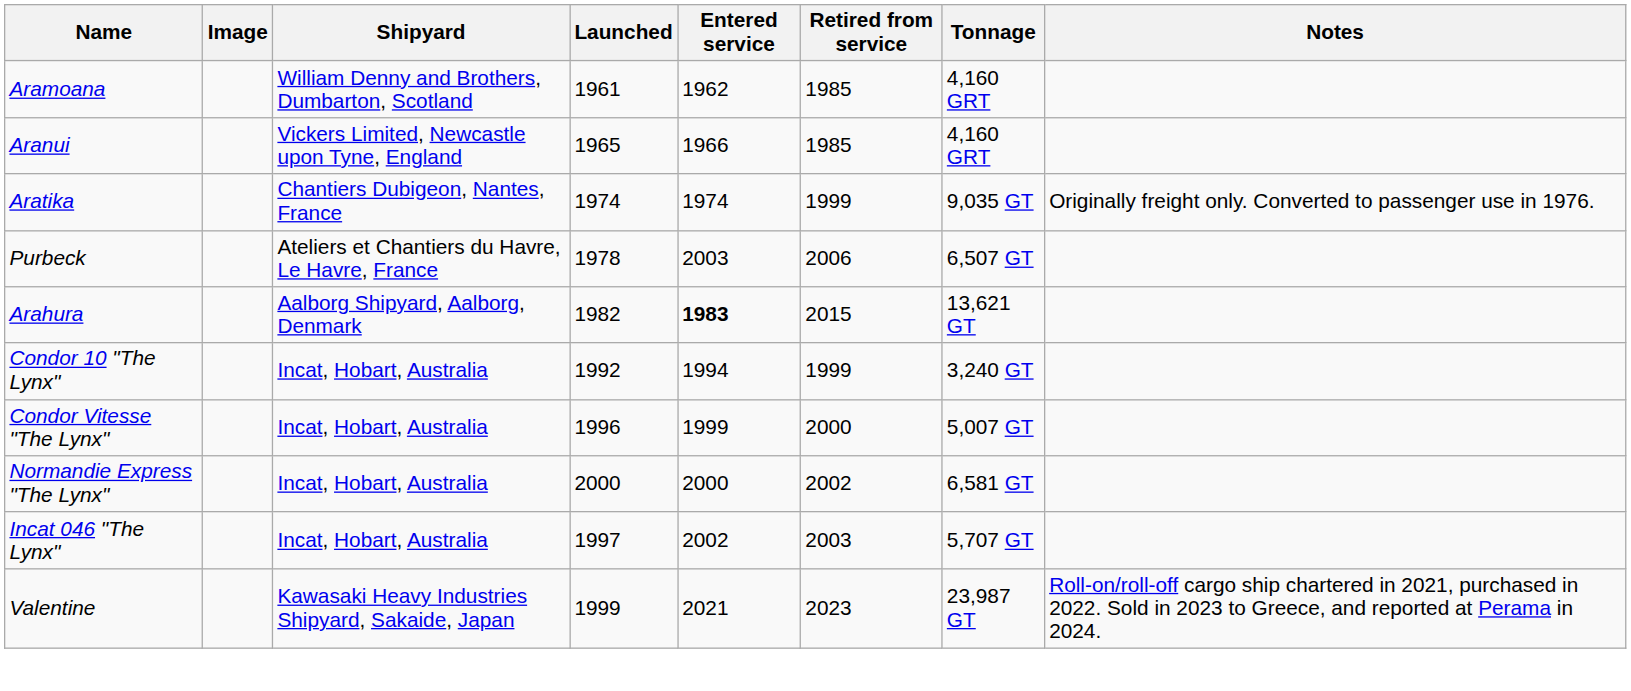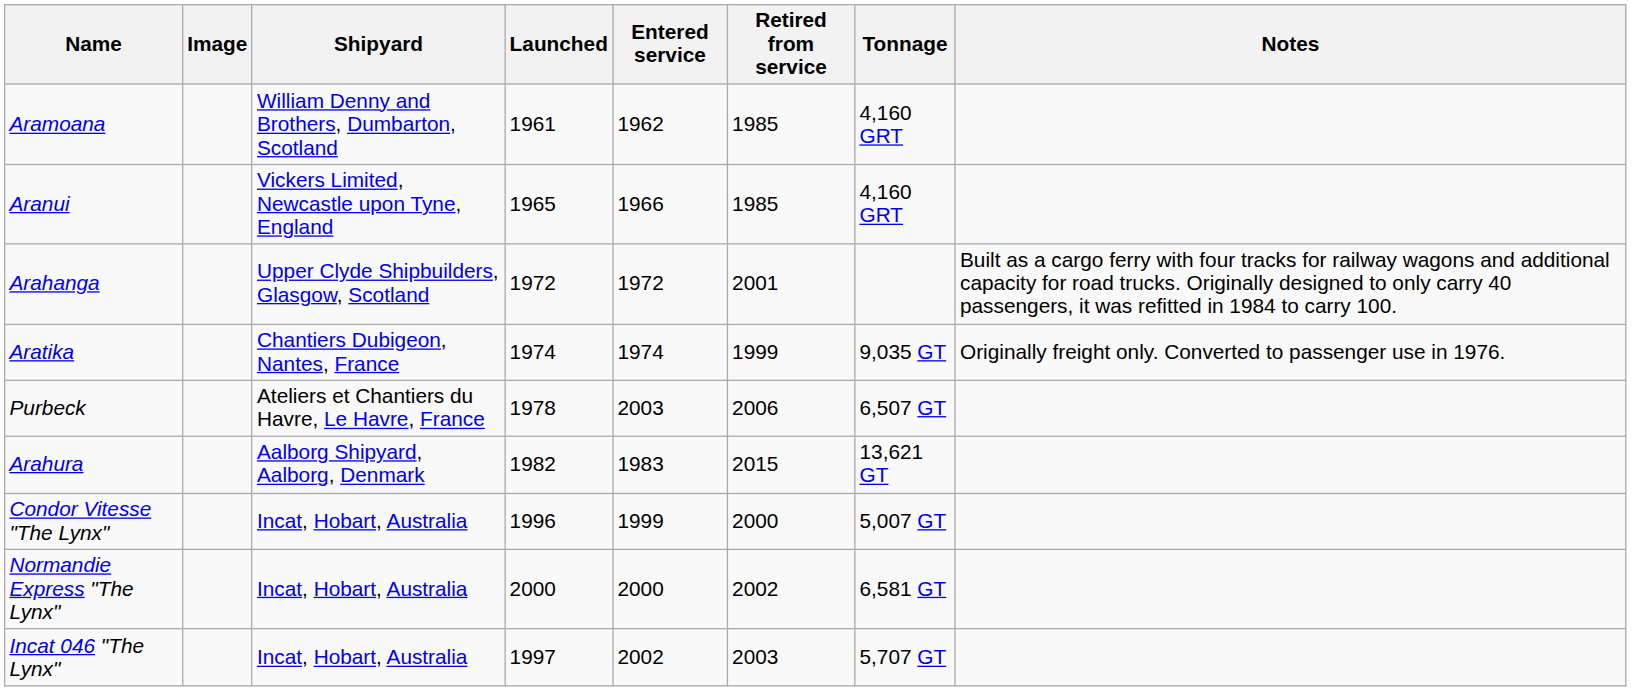+ row: (55, 283)
(705, 314) bold -> (641, 464) normal
- row: (83, 371)
- row: (52, 608)
